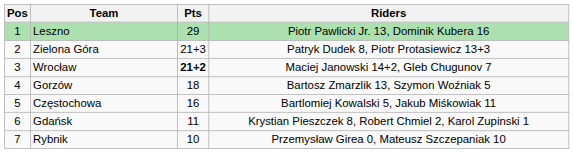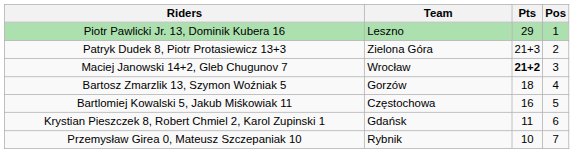columns swapped: (17, 13) <-> (389, 13)
